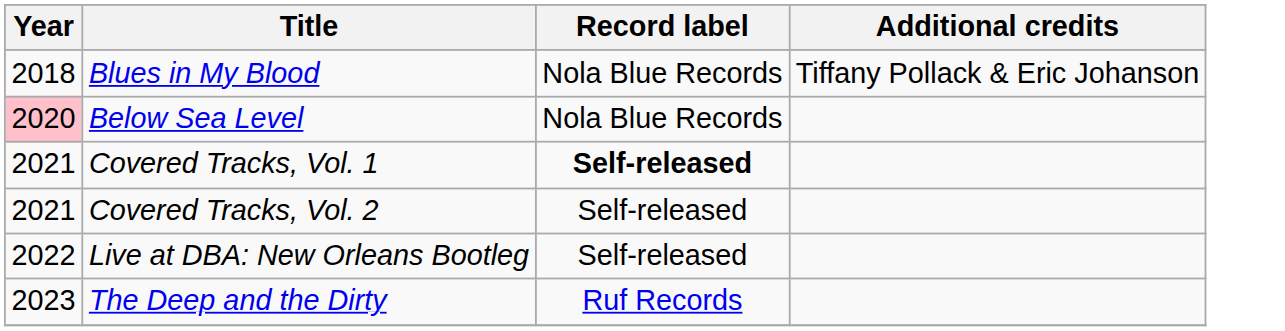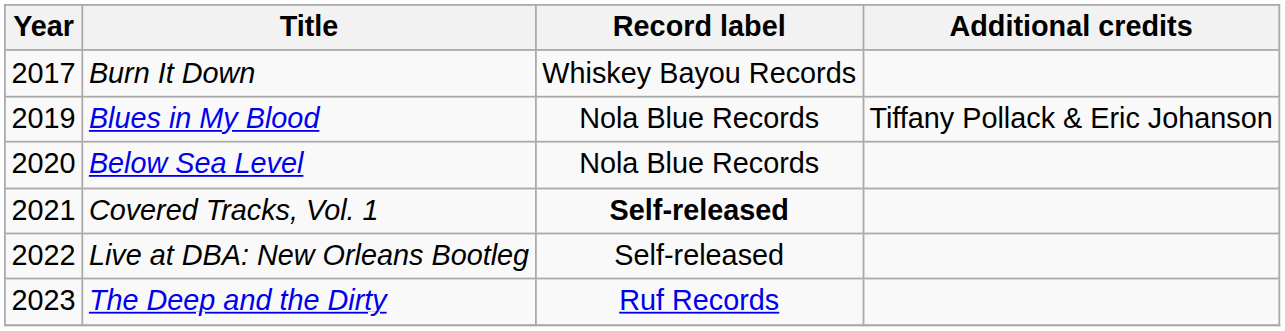+ row: (172, 73)
(44, 73) 2018 -> (44, 118) 2019
(44, 118) pink background -> (44, 164) no background
- row: (234, 210)
